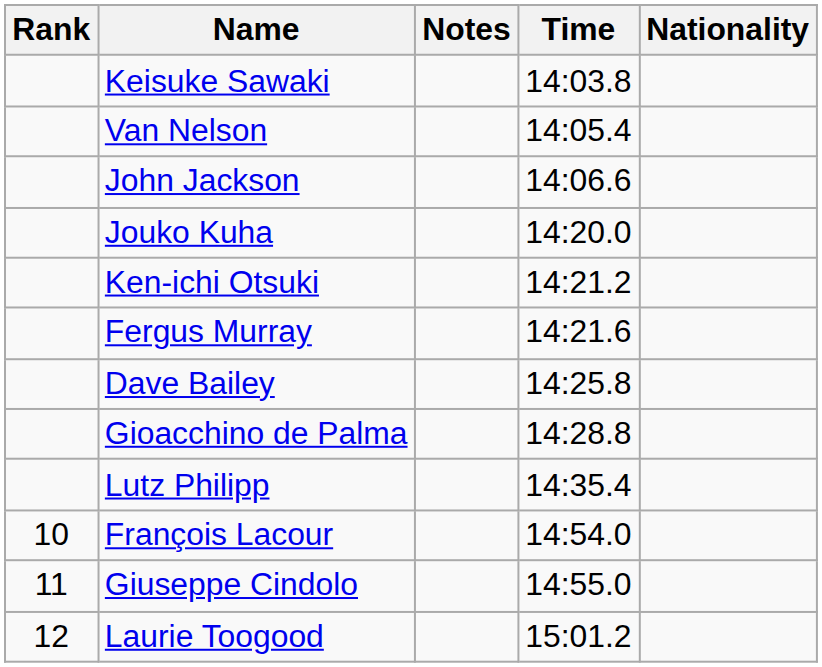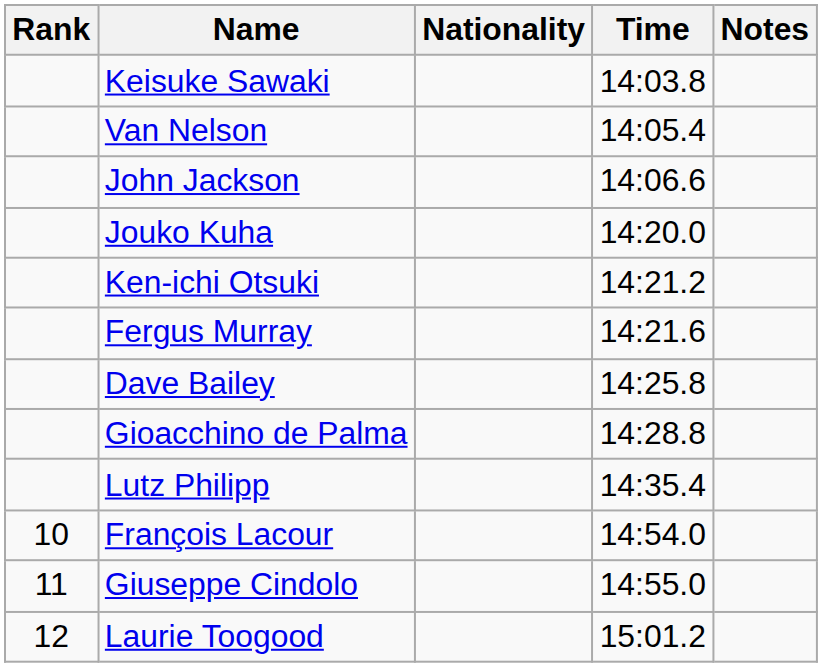columns swapped: (728, 29) <-> (466, 29)
